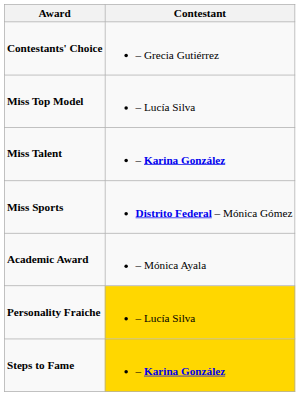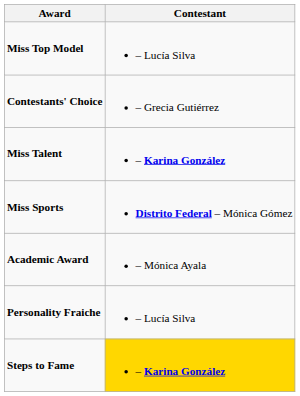rows swapped: (45, 101) <-> (55, 48)
(200, 319) gold background -> (200, 319) no background
